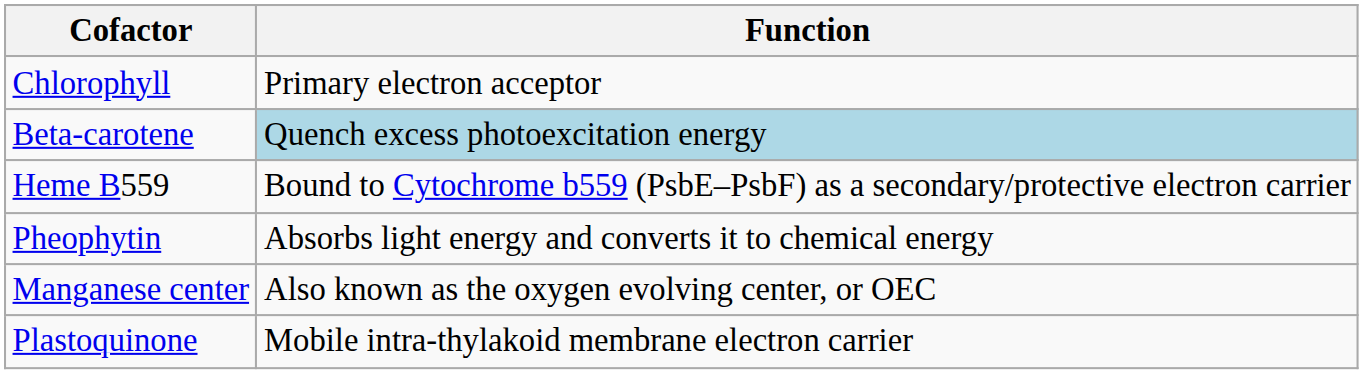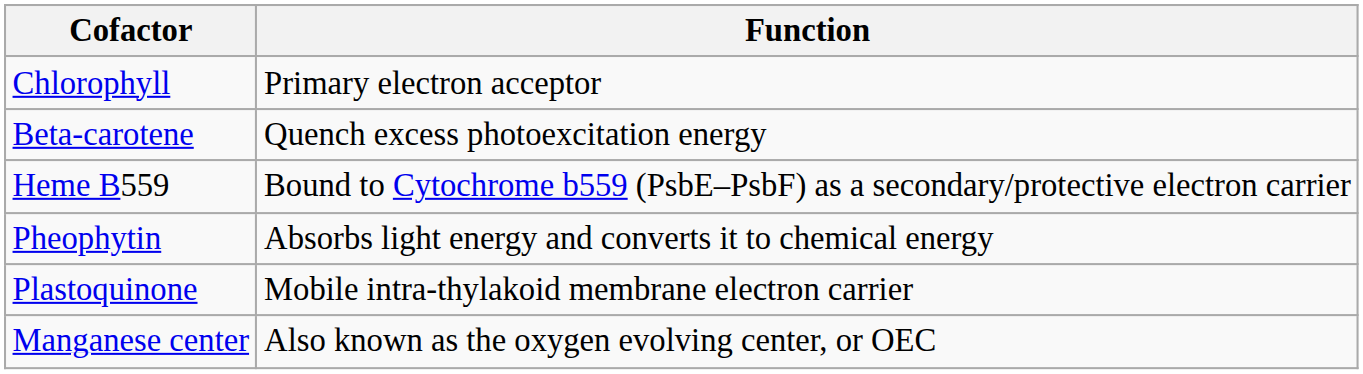(515, 133) lightblue background -> (515, 133) no background
rows swapped: (105, 340) <-> (131, 289)
